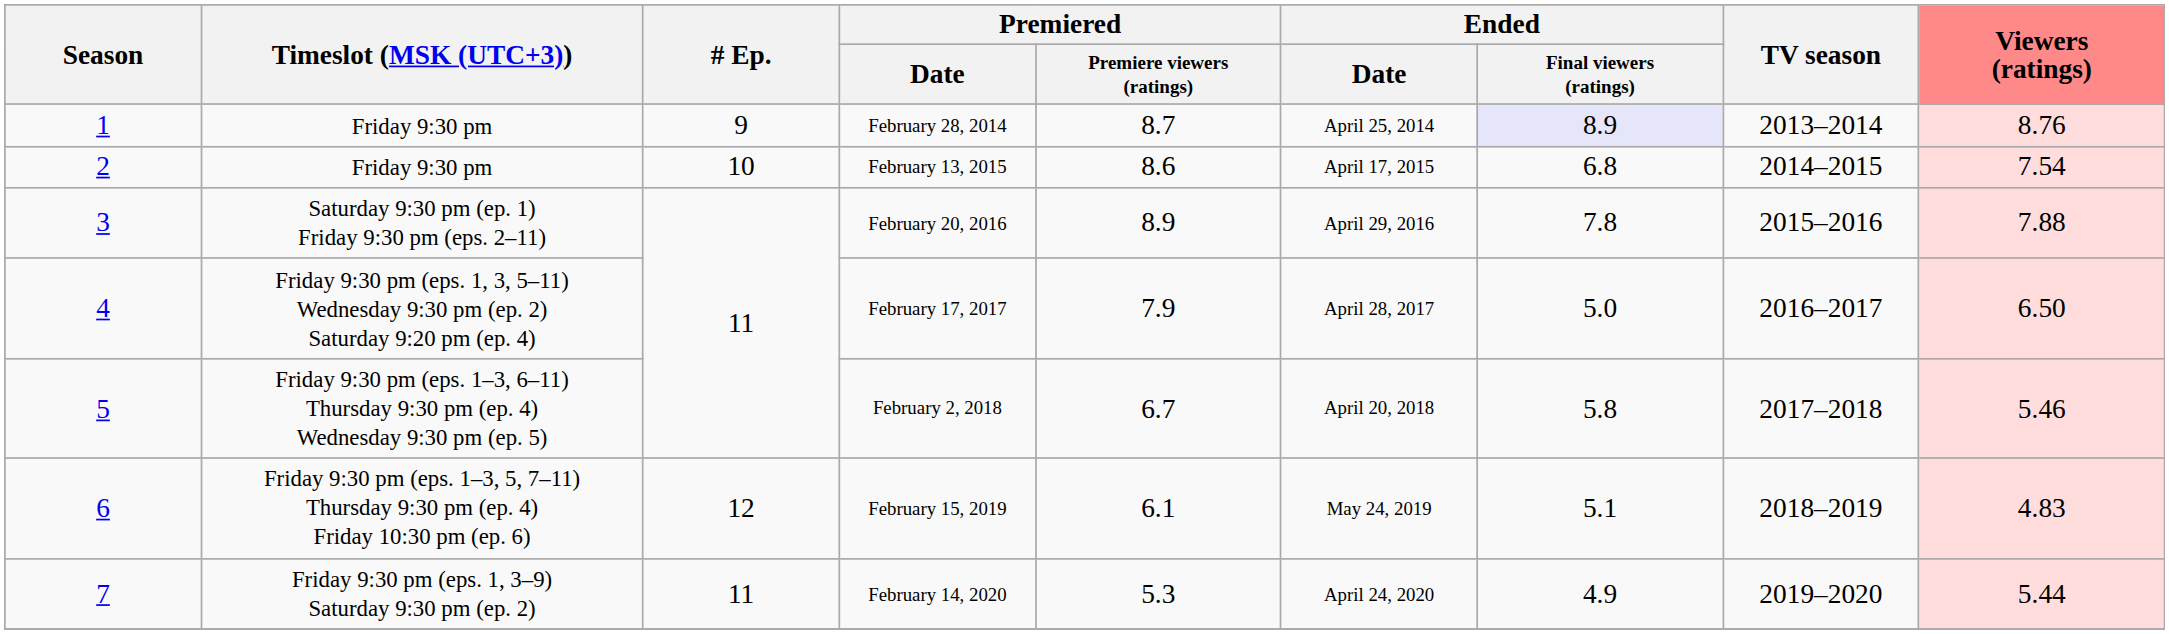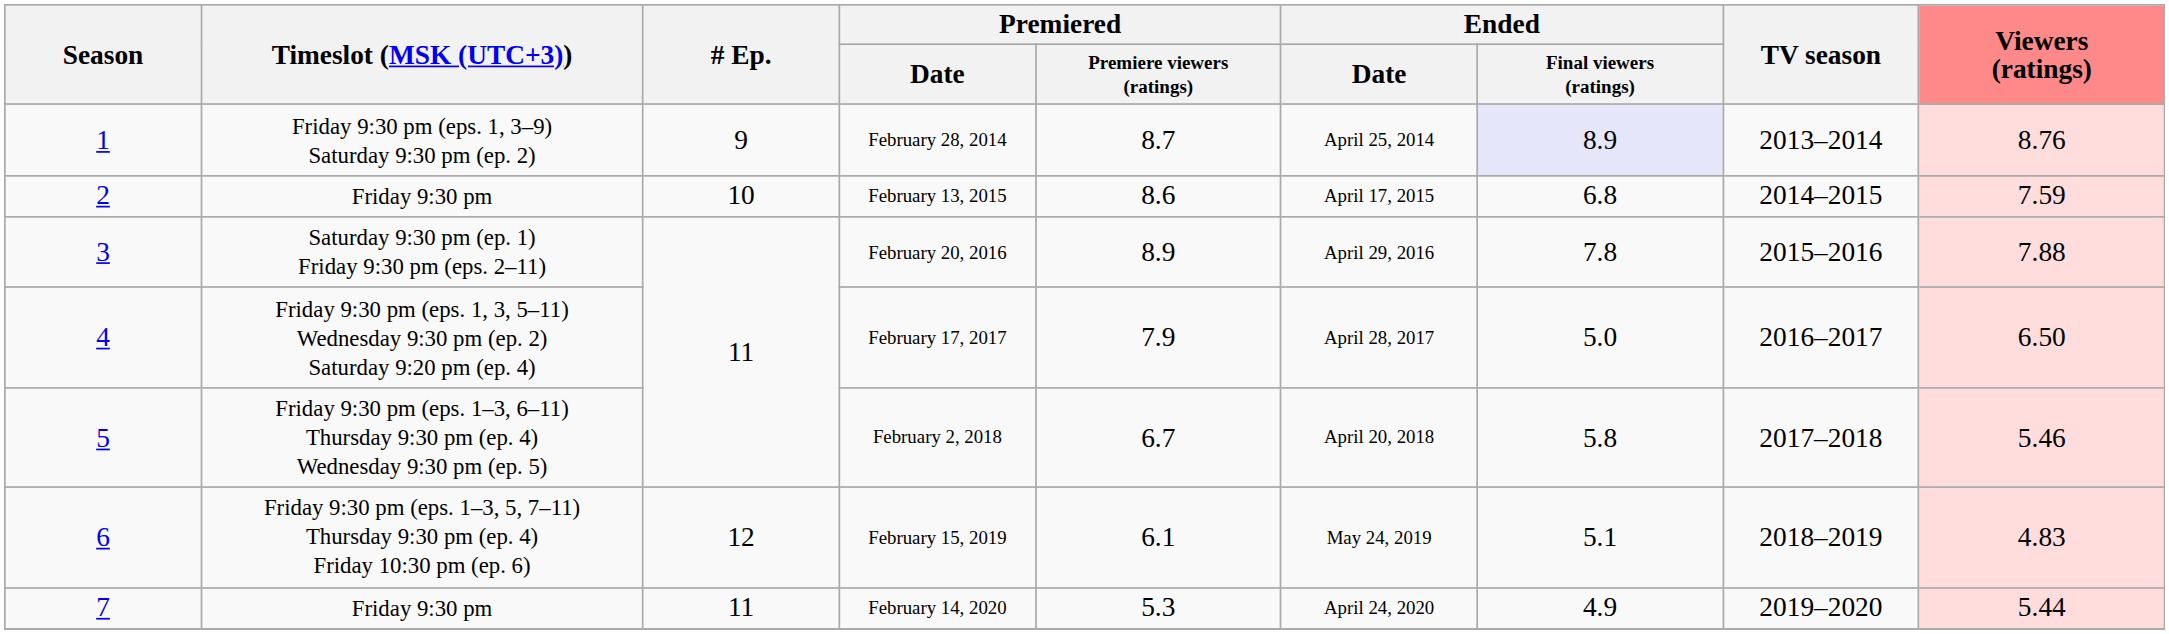(422, 125) Friday 9:30 pm -> (422, 140) Friday 9:30 pm (eps. 1, 3–9) Saturday 9:30 pm (ep. 2)
(2042, 166) 7.54 -> (2042, 195) 7.59
(422, 594) Friday 9:30 pm (eps. 1, 3–9) Saturday 9:30 pm (ep. 2) -> (422, 608) Friday 9:30 pm
